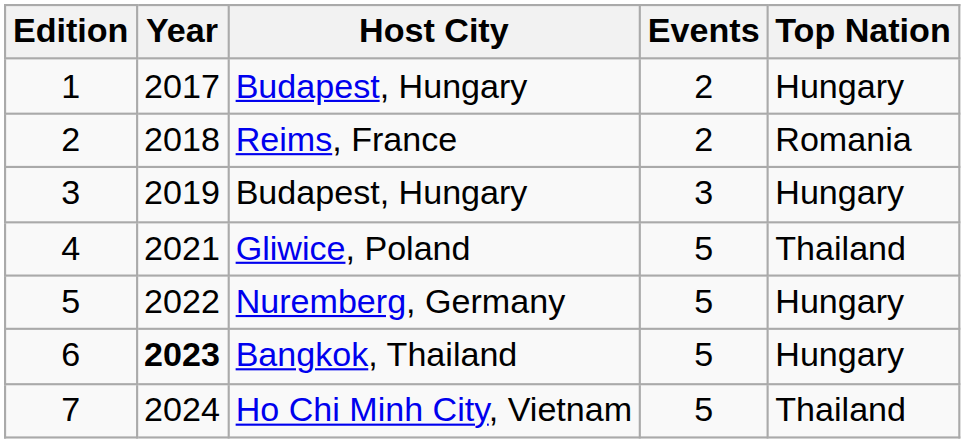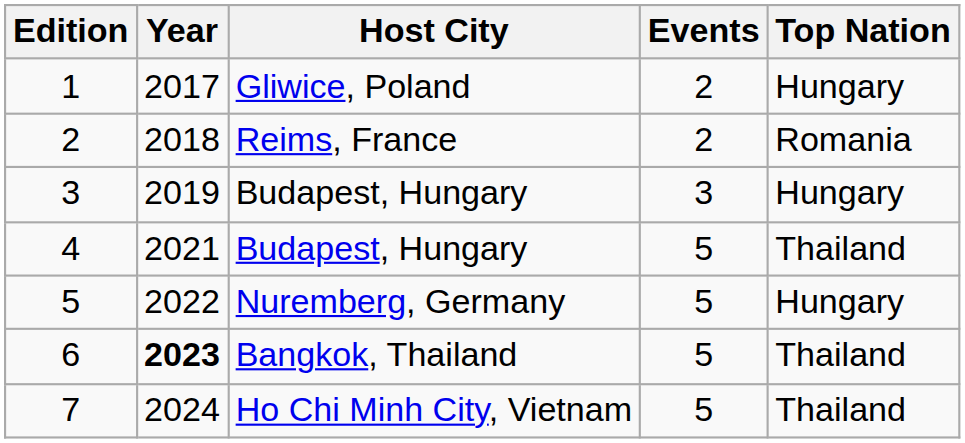(382, 85) Budapest, Hungary -> (353, 85) Gliwice, Poland
(353, 247) Gliwice, Poland -> (382, 247) Budapest, Hungary
(840, 355) Hungary -> (841, 355) Thailand
